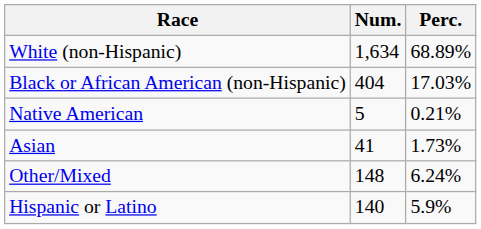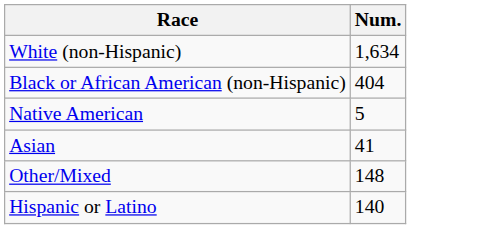- column: (441, 20)
